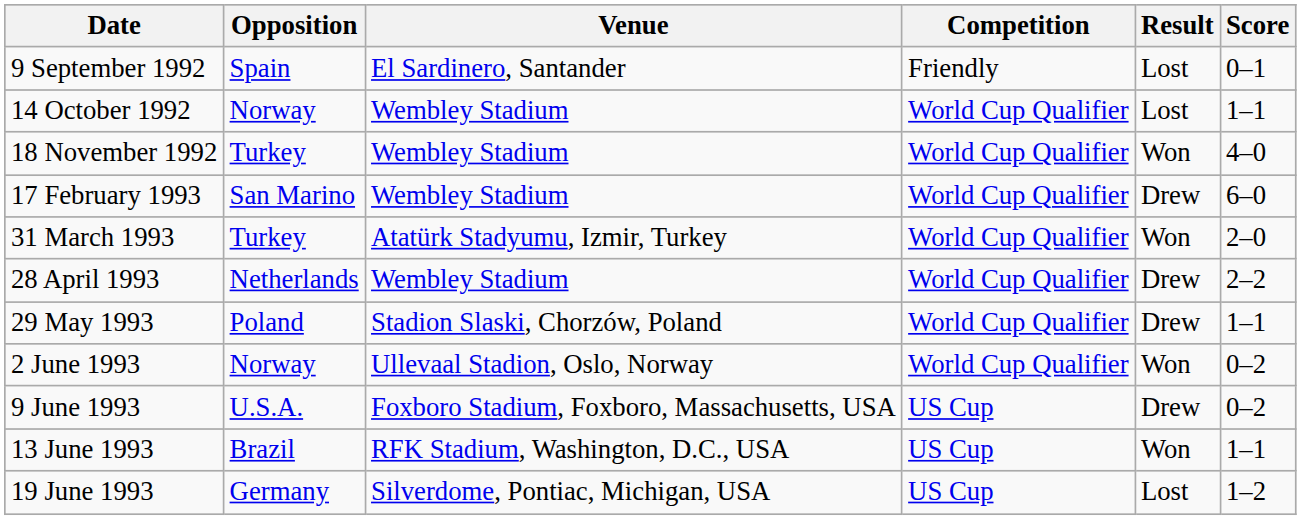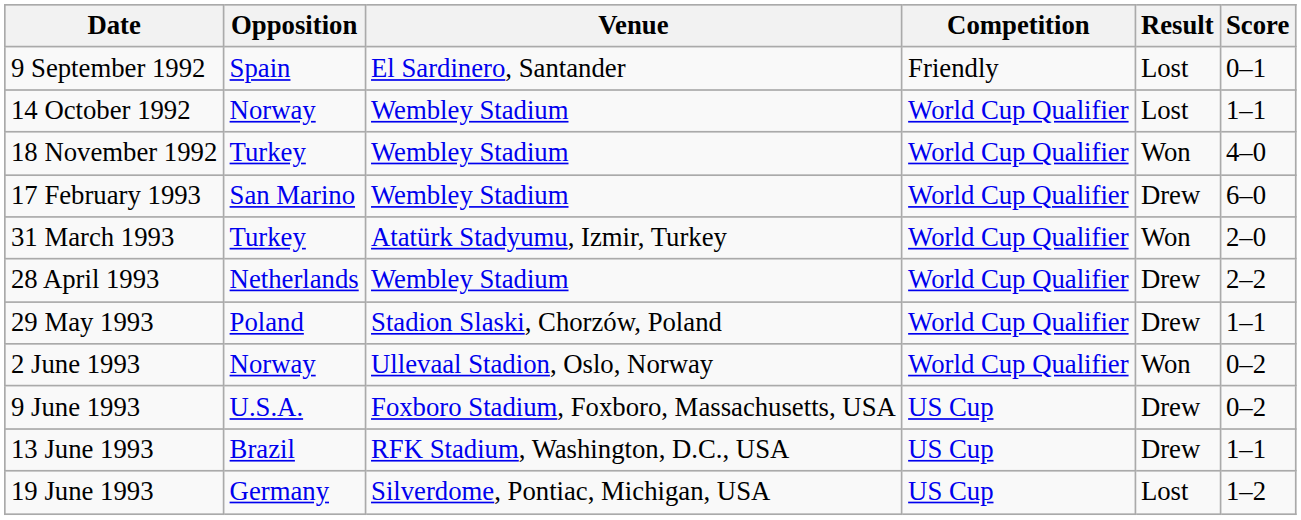(1166, 449) Won -> (1171, 449) Drew
